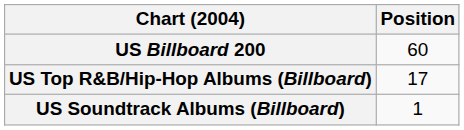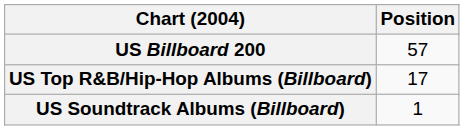(418, 49) 60 -> (418, 49) 57
